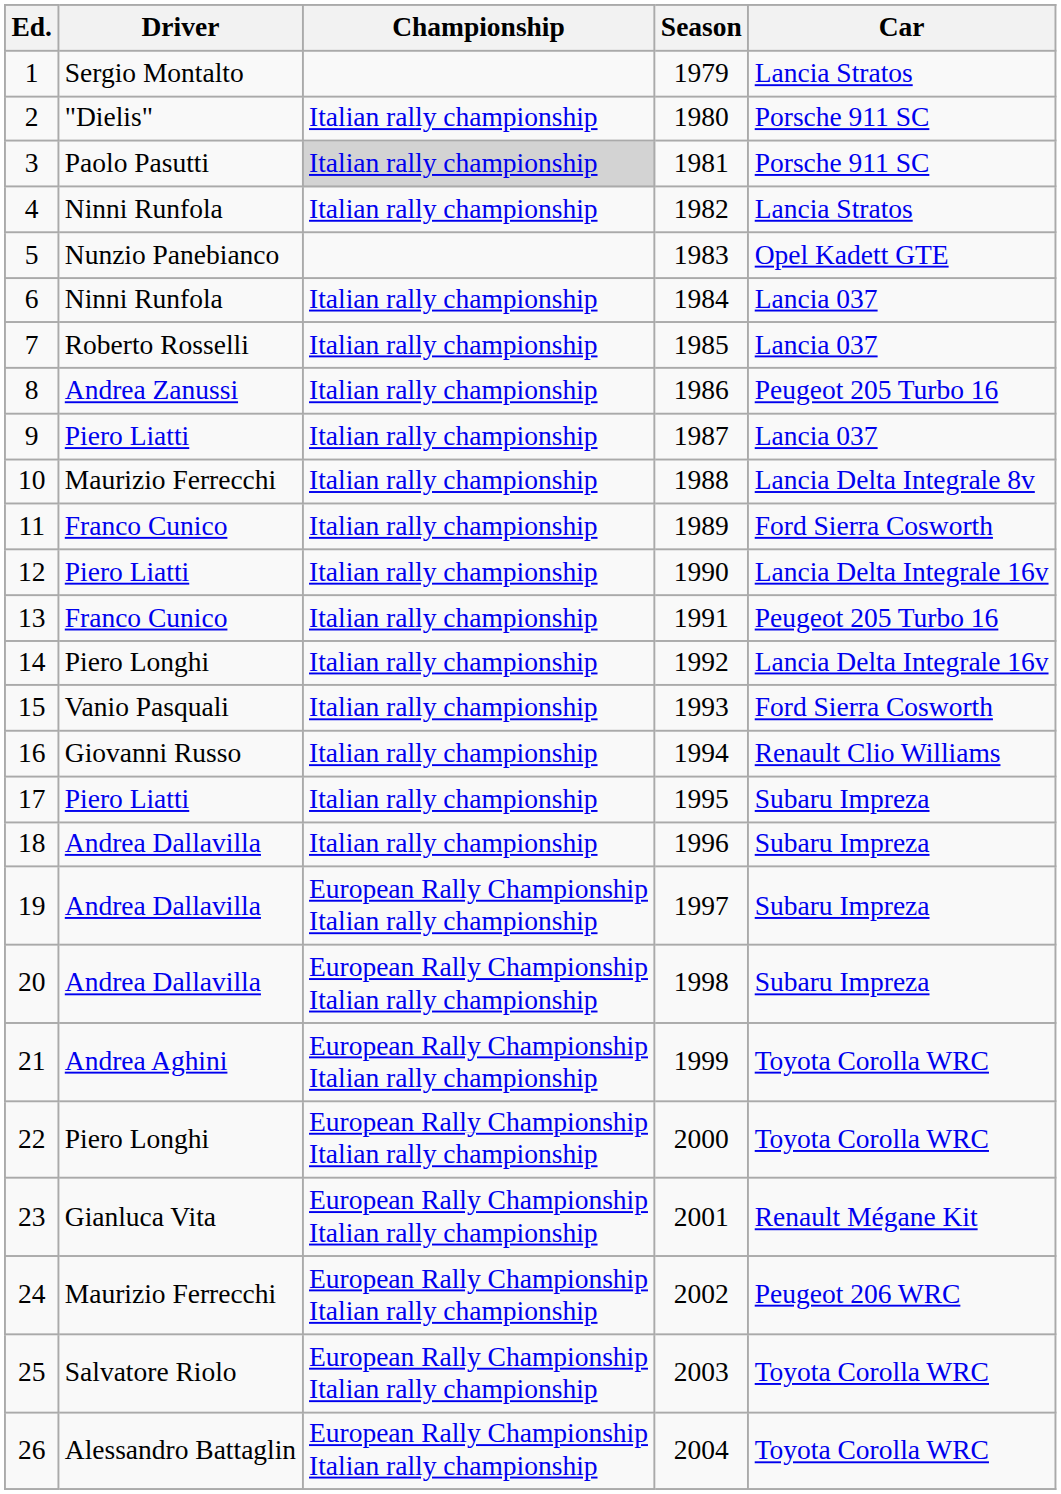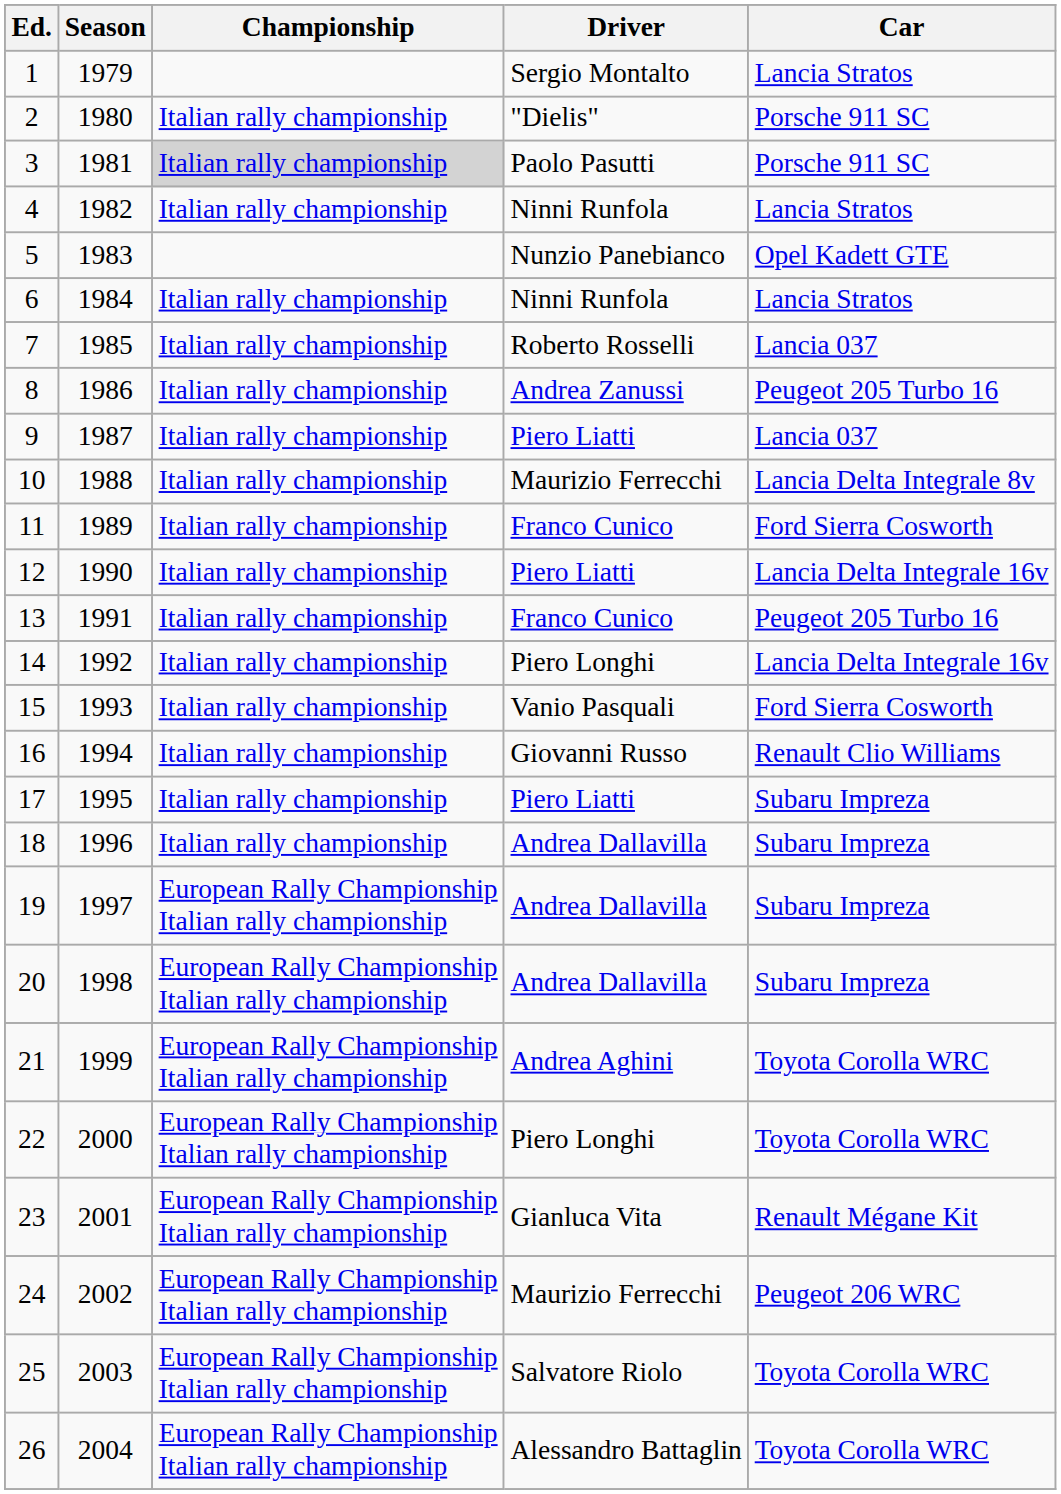columns swapped: (701, 27) <-> (180, 27)
(816, 299) Lancia 037 -> (834, 299) Lancia Stratos
